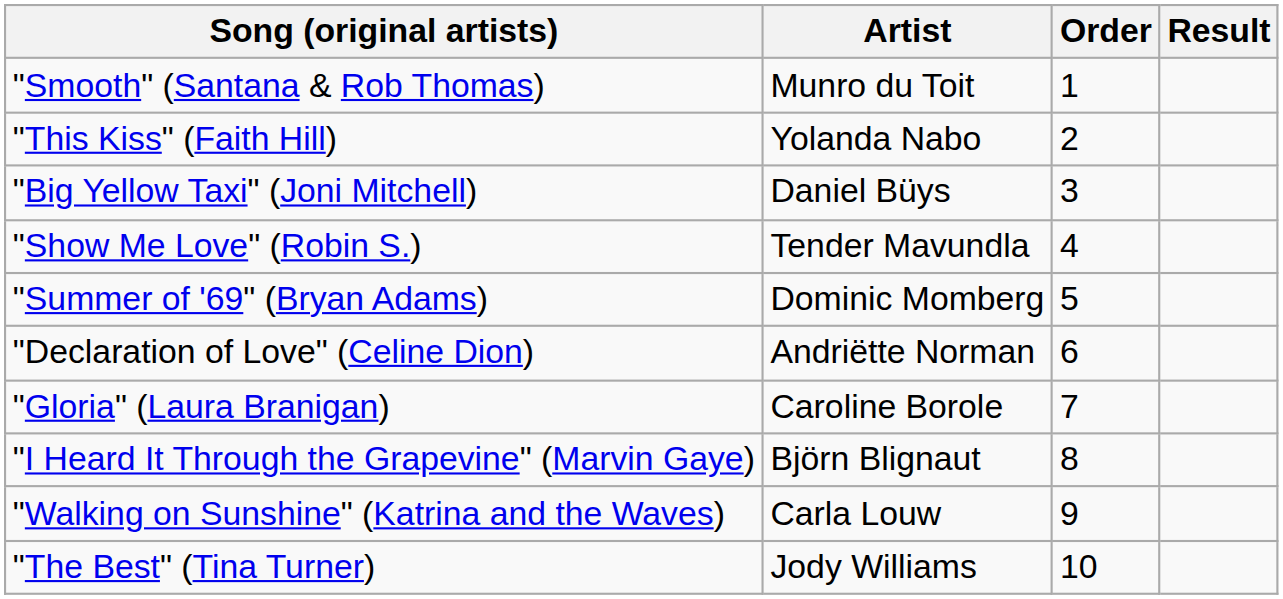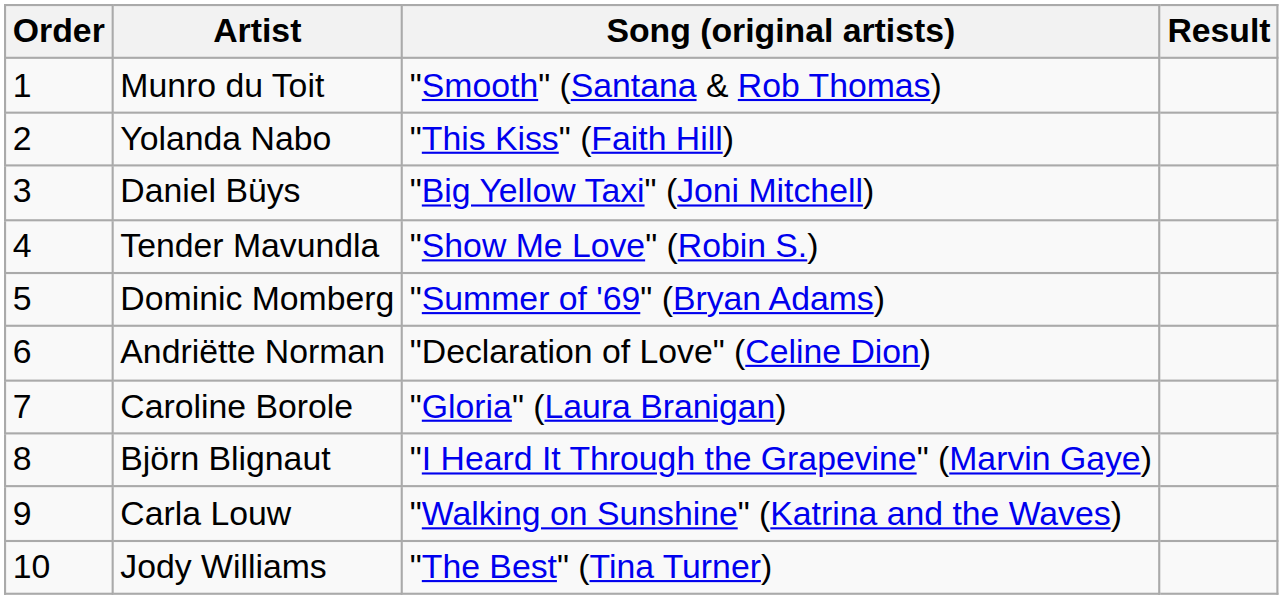columns swapped: (1106, 31) <-> (384, 31)
